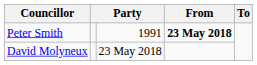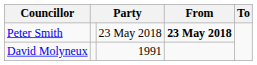(150, 32) 1991 -> (130, 32) 23 May 2018
(130, 51) 23 May 2018 -> (150, 51) 1991
